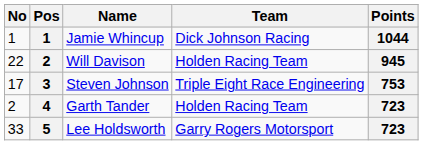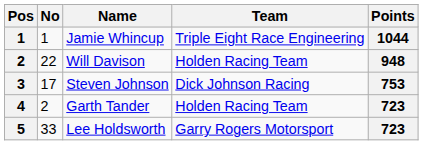columns swapped: (47, 16) <-> (17, 16)
(242, 39) Dick Johnson Racing -> (270, 39) Triple Eight Race Engineering
(393, 61) 945 -> (393, 61) 948
(270, 84) Triple Eight Race Engineering -> (242, 84) Dick Johnson Racing
